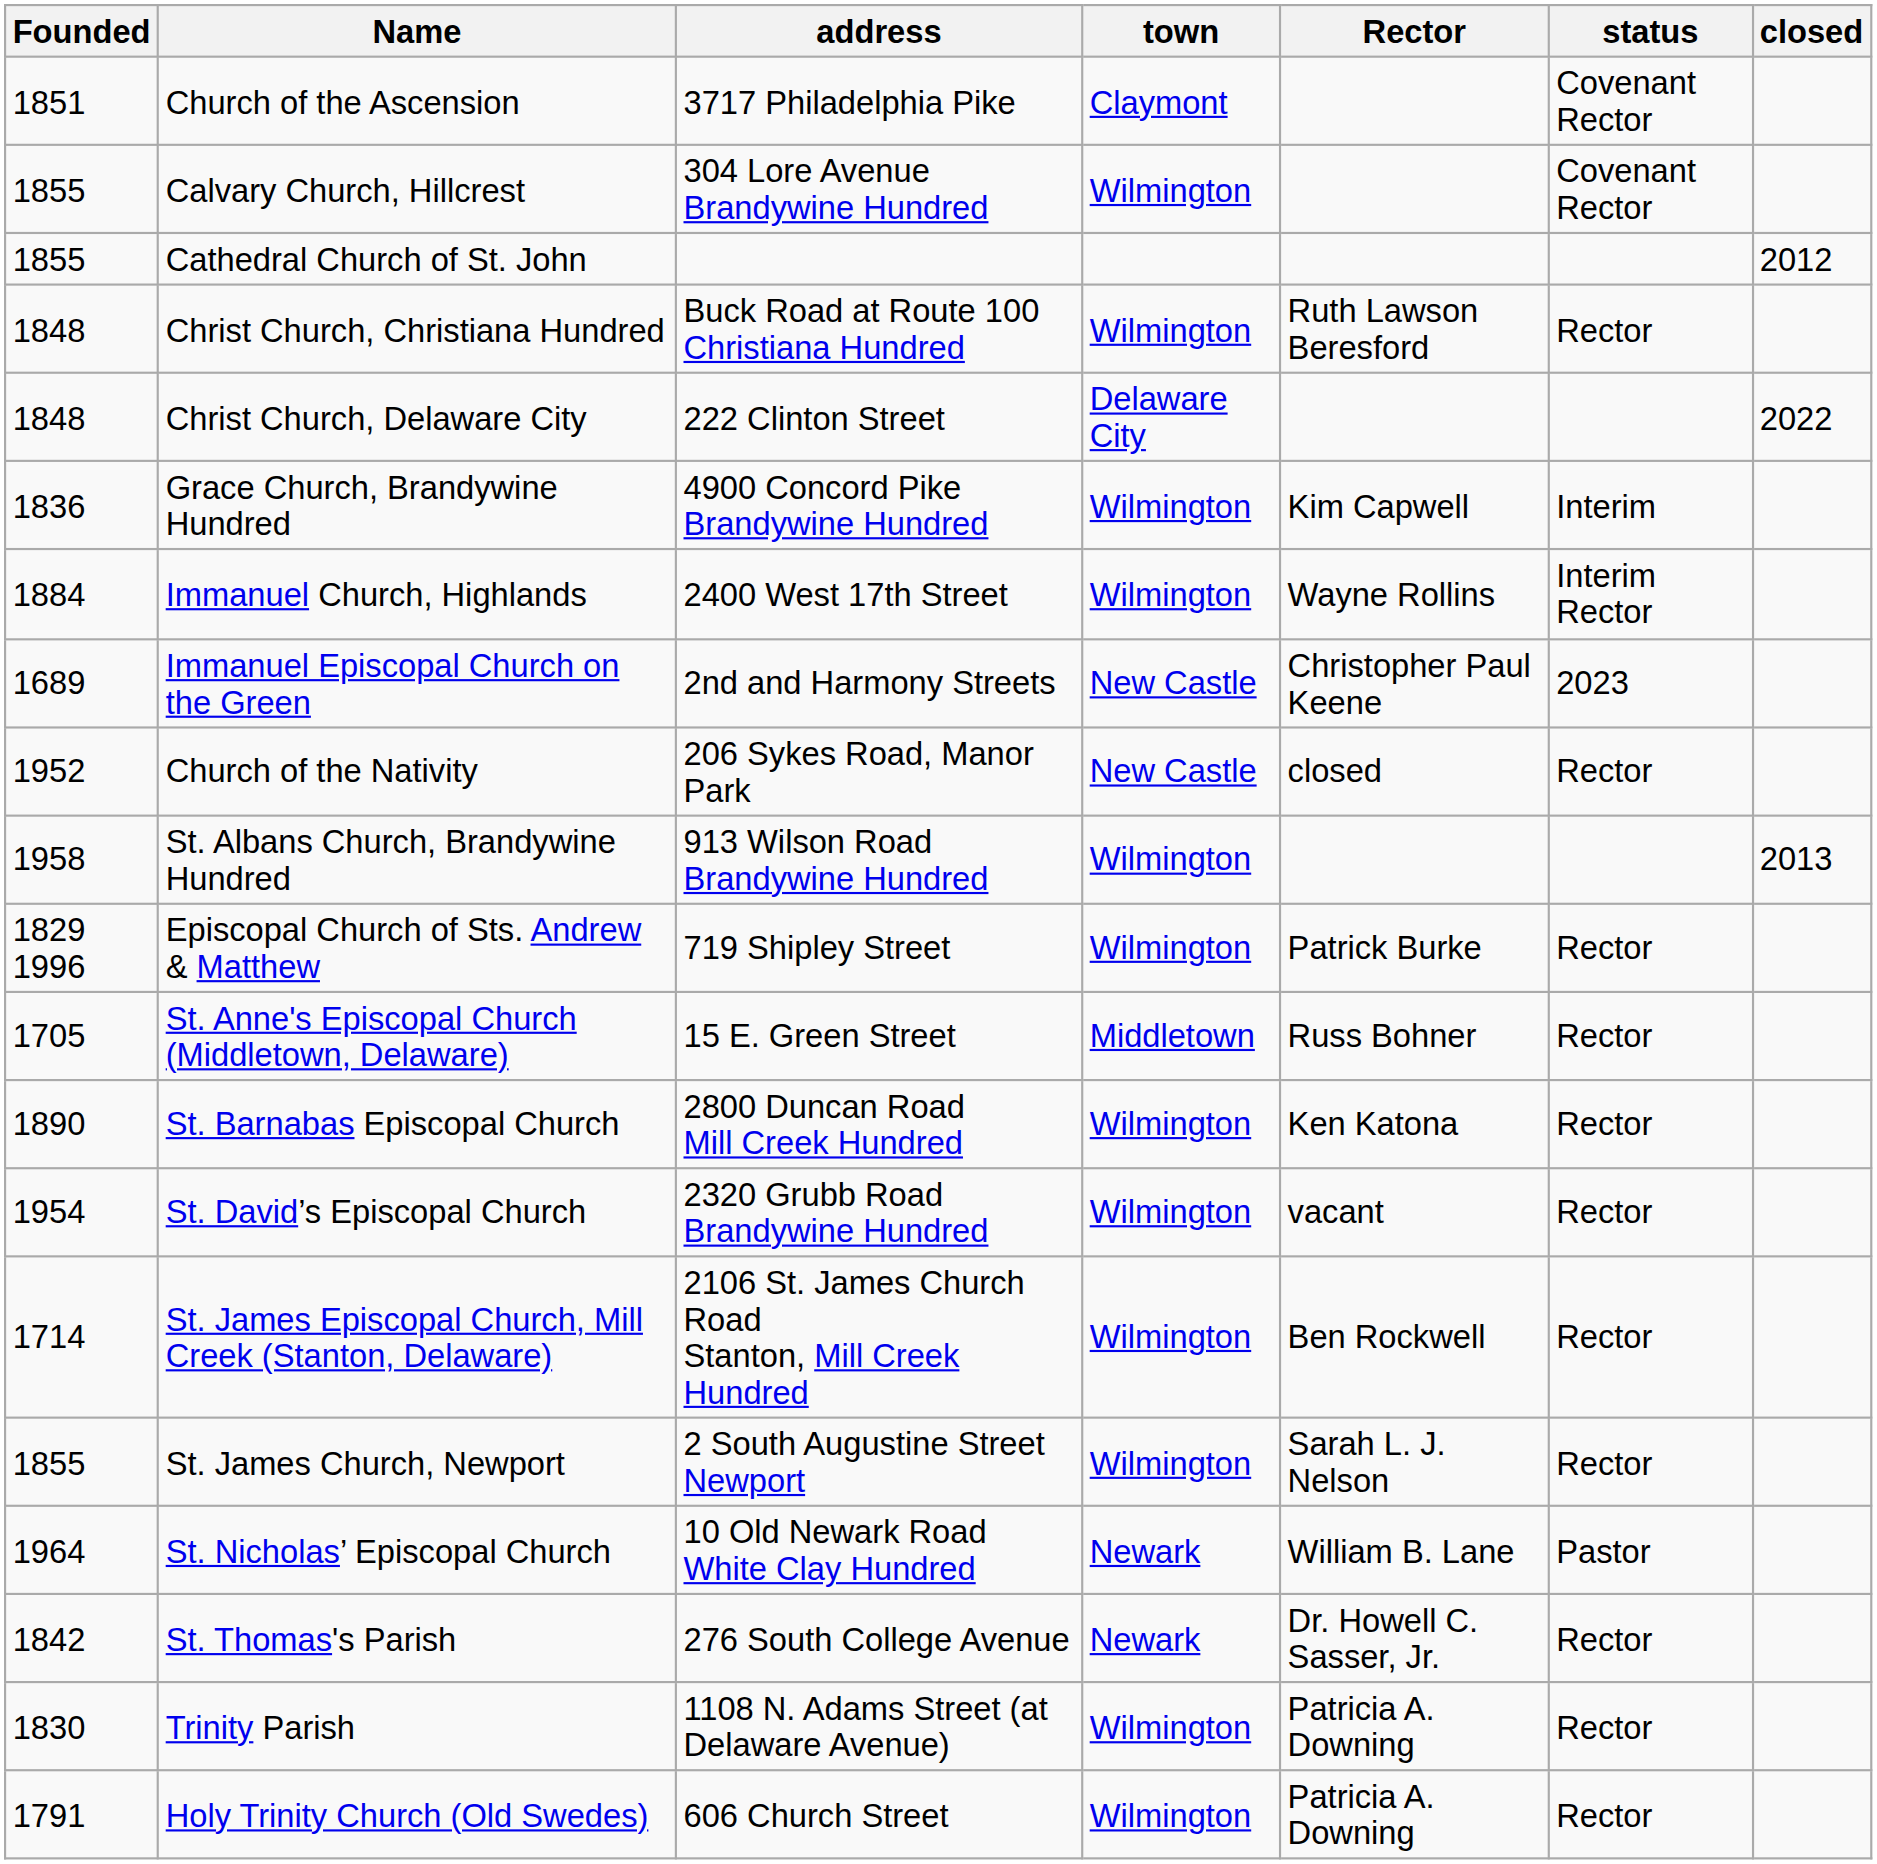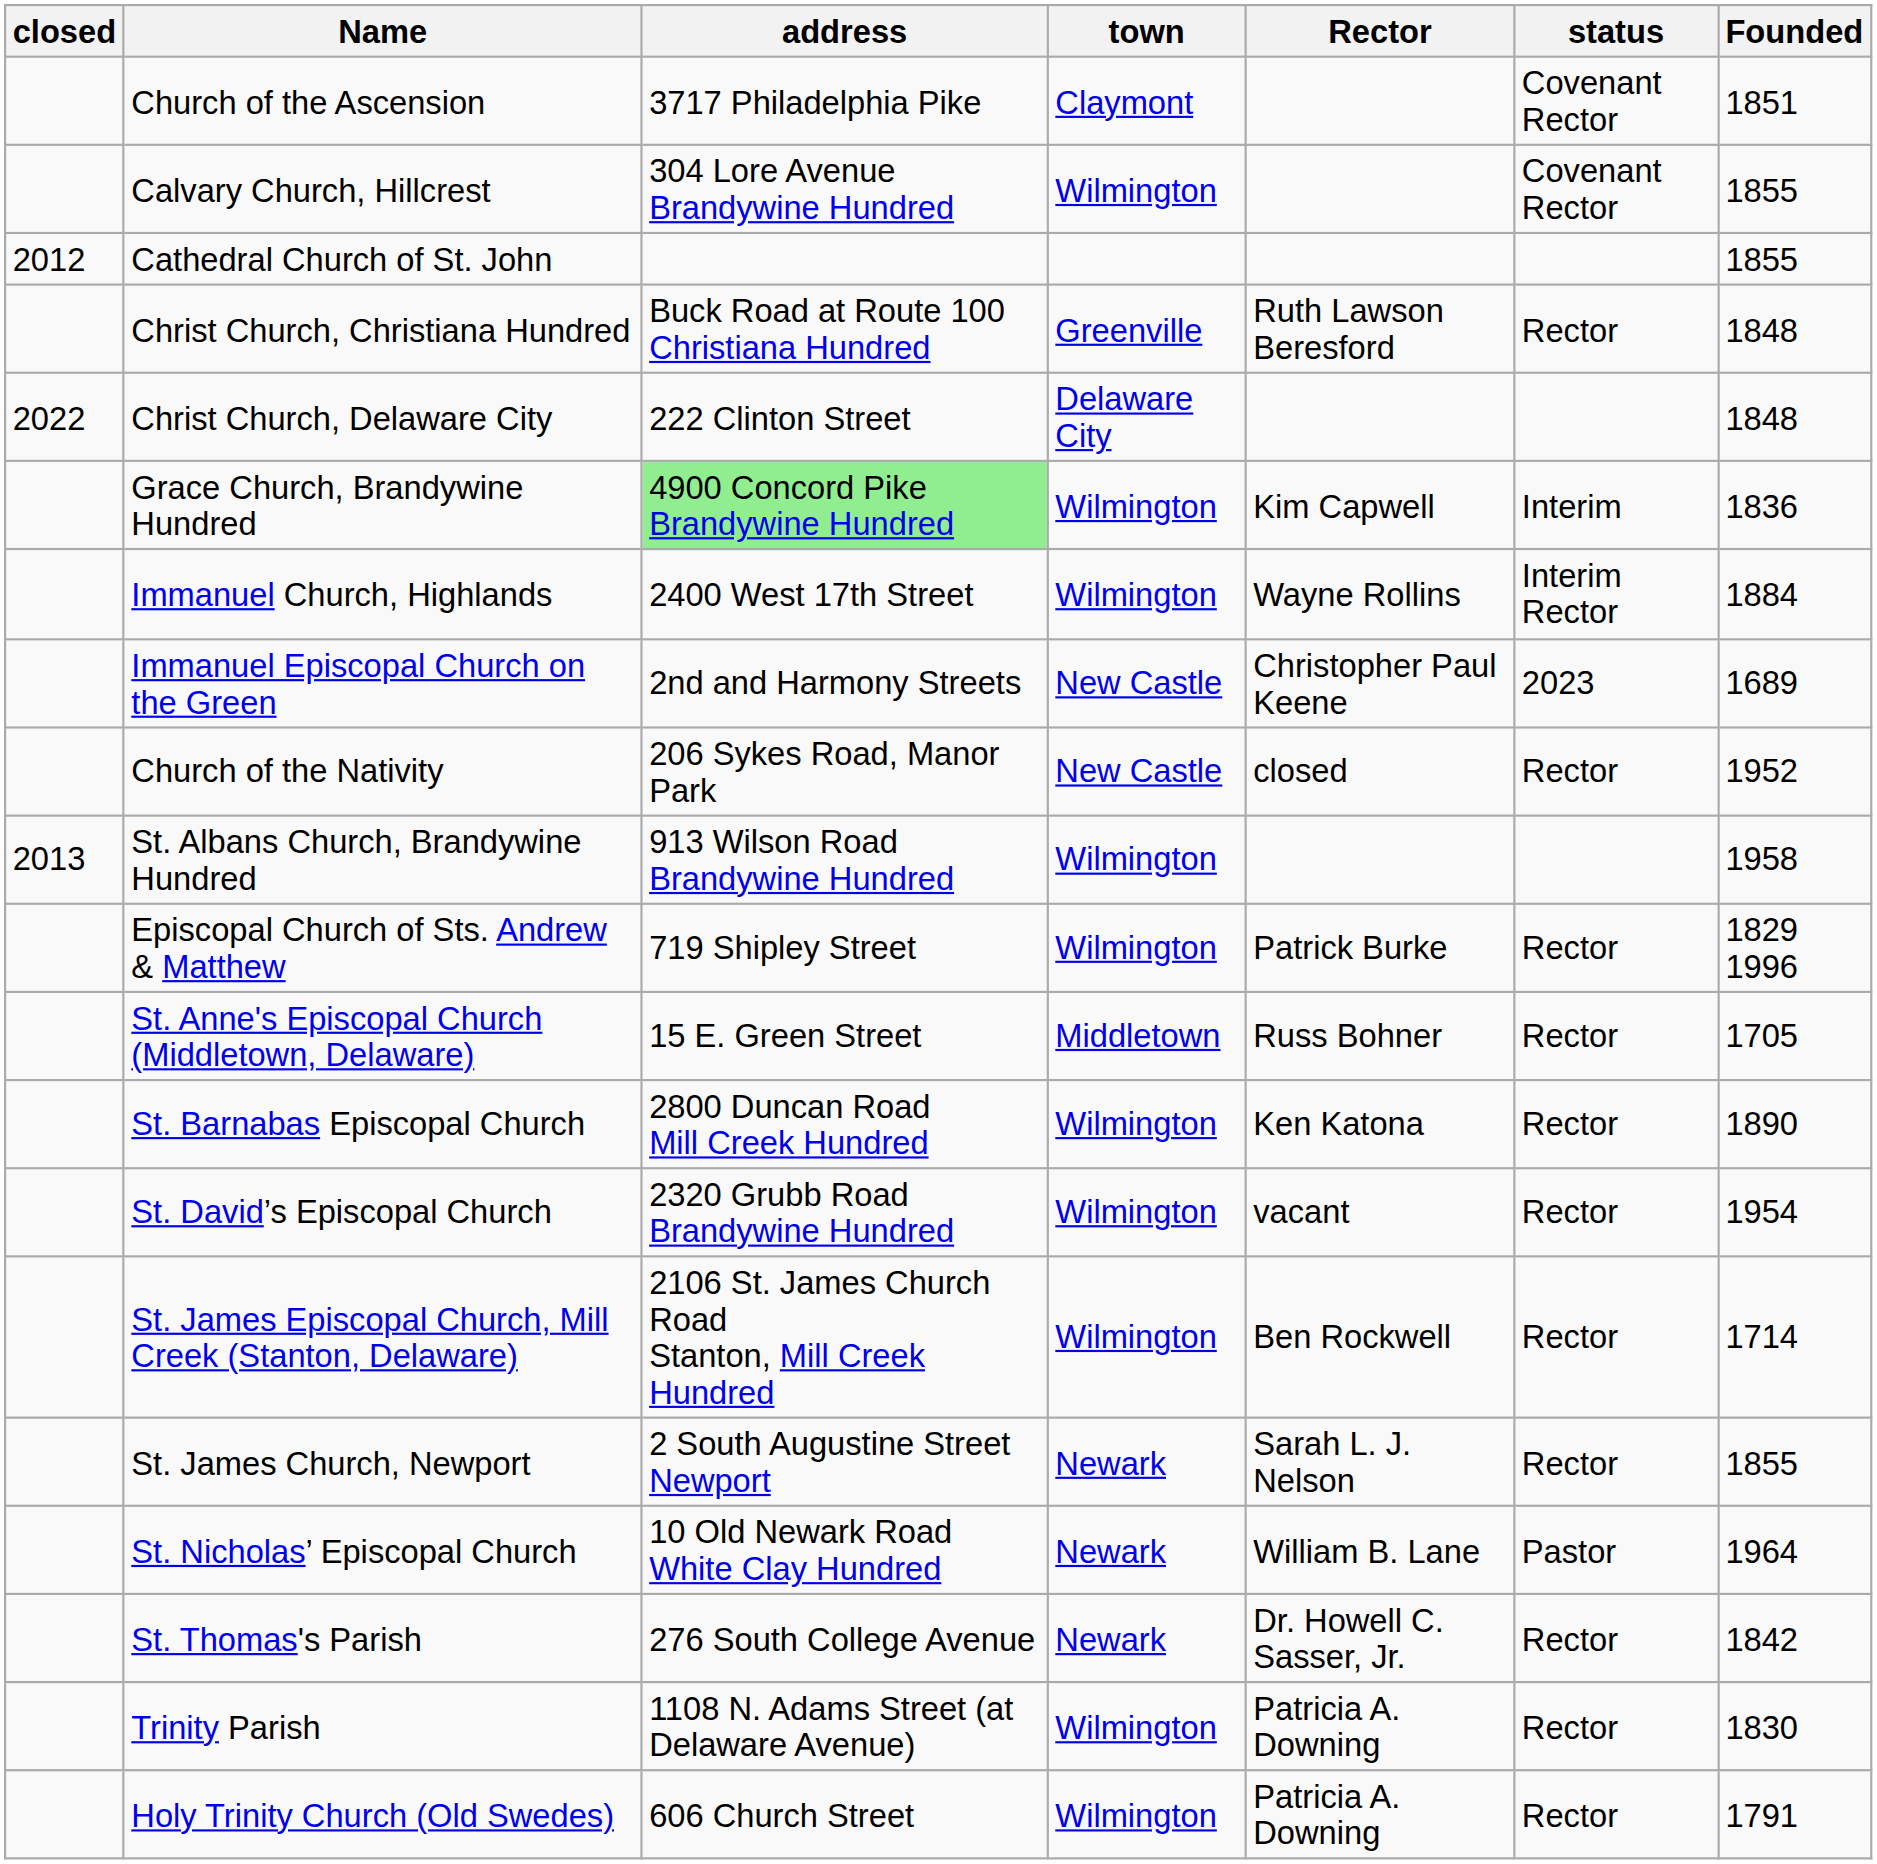columns swapped: (82, 31) <-> (1812, 31)
(1170, 329) Wilmington -> (1129, 329) Greenville
(836, 506) no background -> (802, 506) lightgreen background
(1170, 1462) Wilmington -> (1111, 1462) Newark
